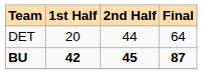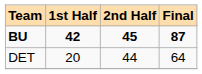rows swapped: (22, 36) <-> (18, 58)
